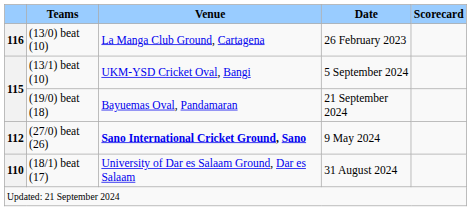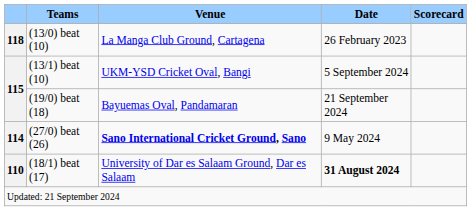(15, 40) 116 -> (15, 40) 118
(15, 138) 112 -> (15, 138) 114
(361, 171) normal -> (362, 171) bold
